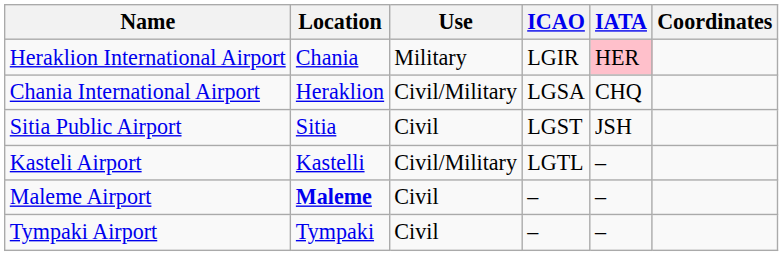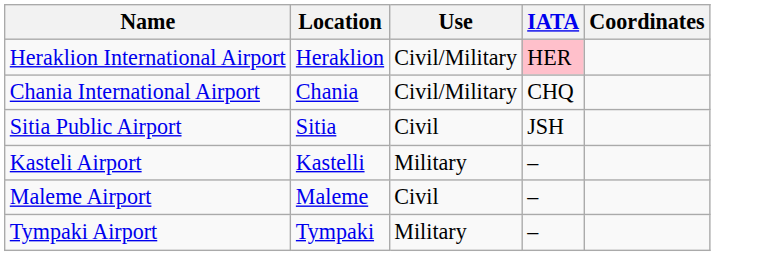- column: (556, 22)
(327, 57) Chania -> (340, 57) Heraklion
(431, 57) Military -> (456, 57) Civil/Military
(340, 92) Heraklion -> (327, 92) Chania
(456, 162) Civil/Military -> (431, 162) Military
(334, 197) bold -> (332, 197) normal
(416, 232) Civil -> (431, 232) Military
